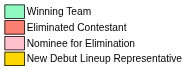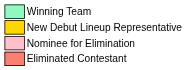rows swapped: (104, 59) <-> (77, 27)
